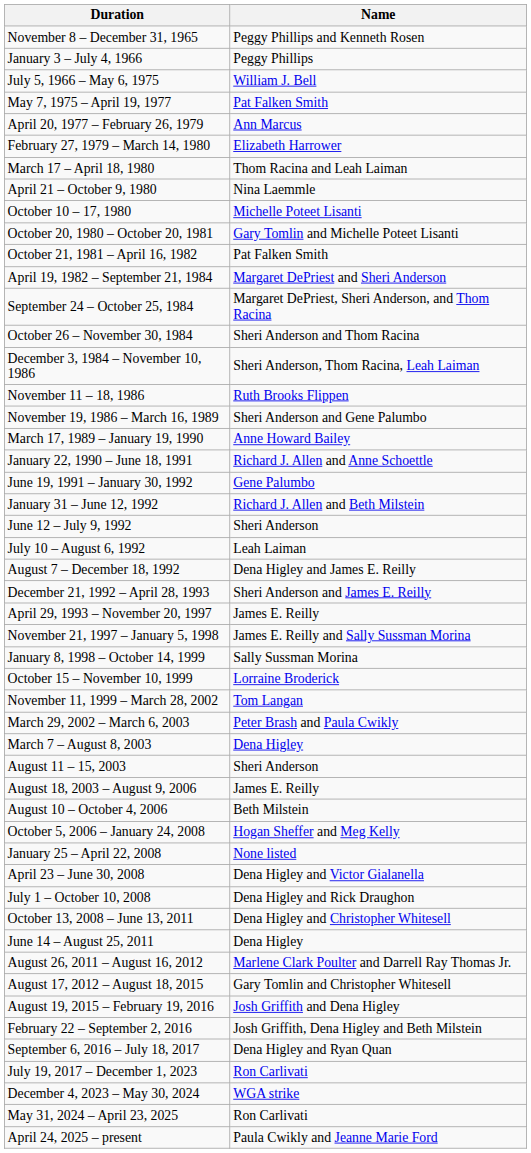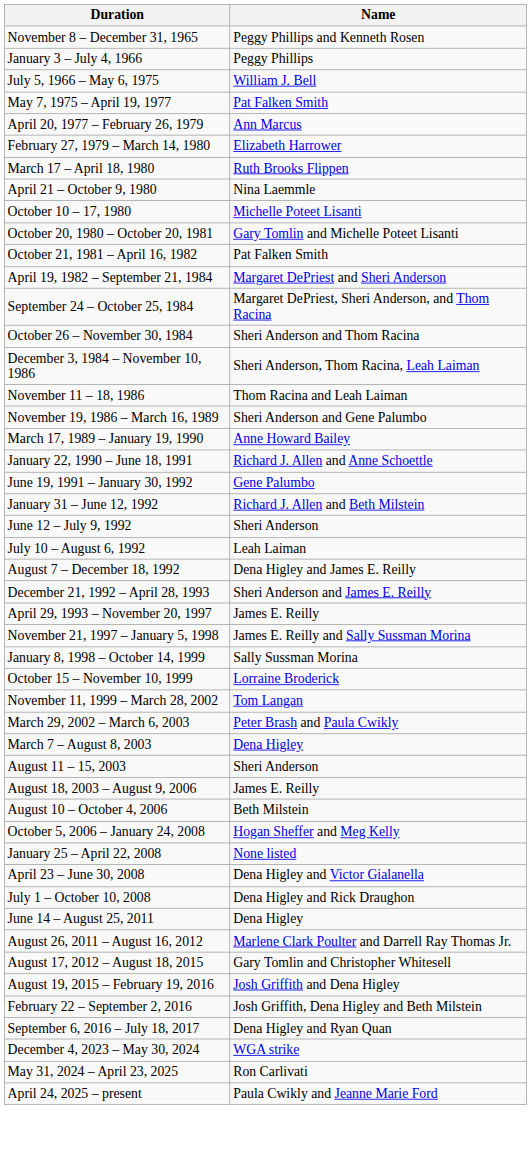(320, 168) Thom Racina and Leah Laiman -> (291, 168) Ruth Brooks Flippen
(291, 395) Ruth Brooks Flippen -> (320, 395) Thom Racina and Leah Laiman
- row: (101, 919)
- row: (102, 1072)
